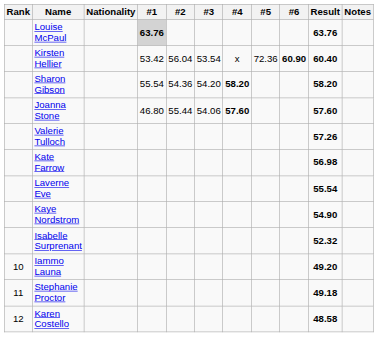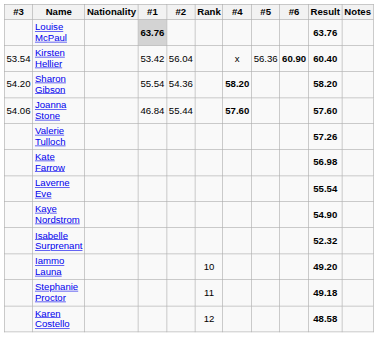columns swapped: (18, 12) <-> (209, 12)
(266, 58) 72.36 -> (266, 58) 56.36
(152, 110) 46.80 -> (152, 110) 46.84
